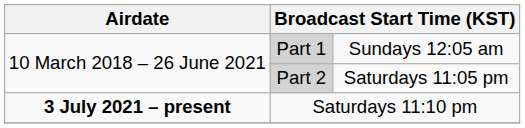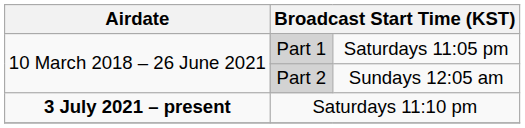(426, 48) Sundays 12:05 am -> (426, 48) Saturdays 11:05 pm
(426, 78) Saturdays 11:05 pm -> (426, 78) Sundays 12:05 am
